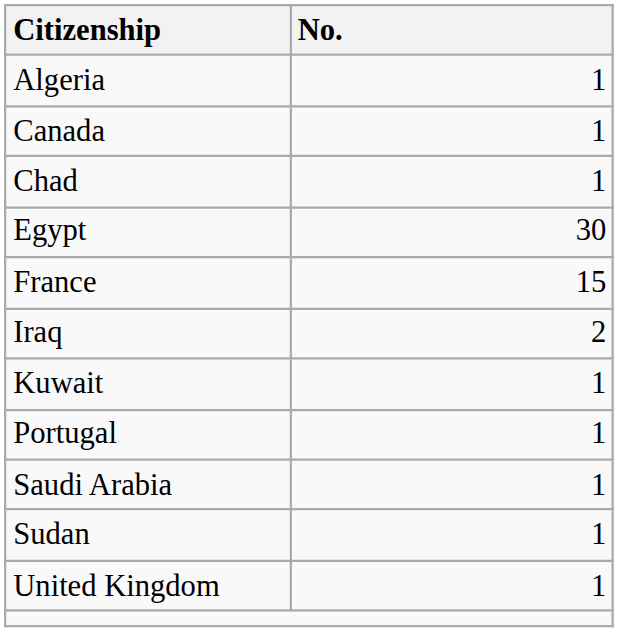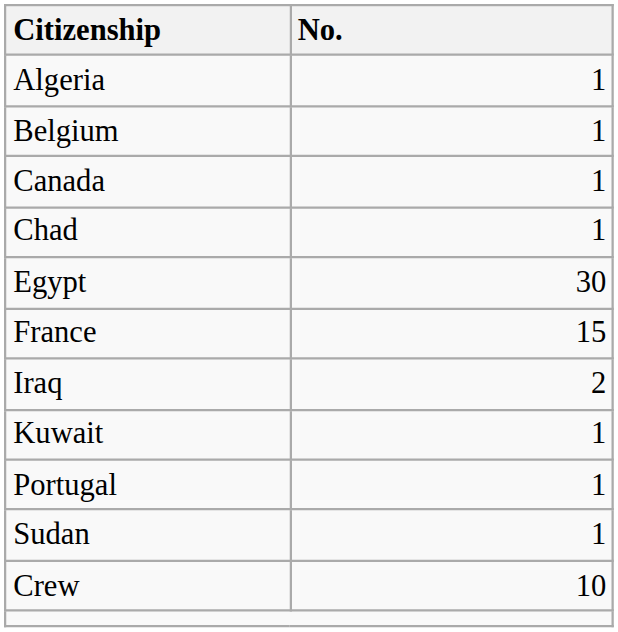+ row: (66, 130)
- row: (93, 484)
- row: (116, 585)
+ row: (46, 585)
